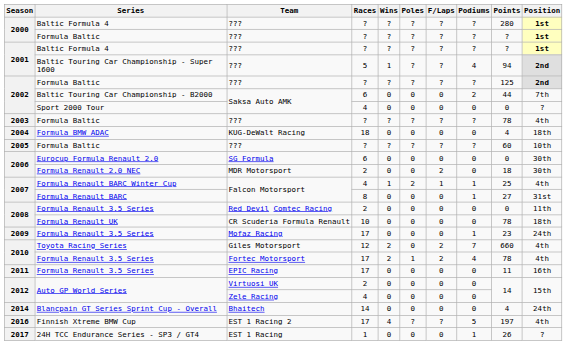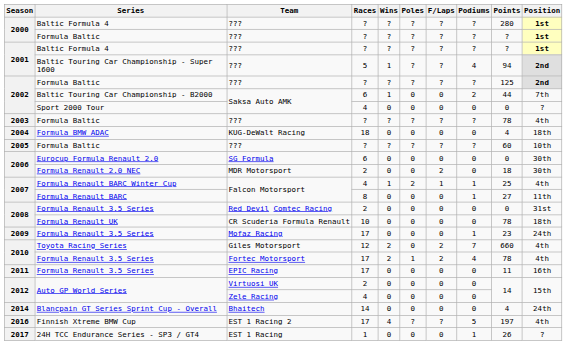(389, 95) 0 -> (389, 95) 1
(542, 195) 31st -> (542, 195) 11th
(542, 208) 11th -> (542, 208) 31st
